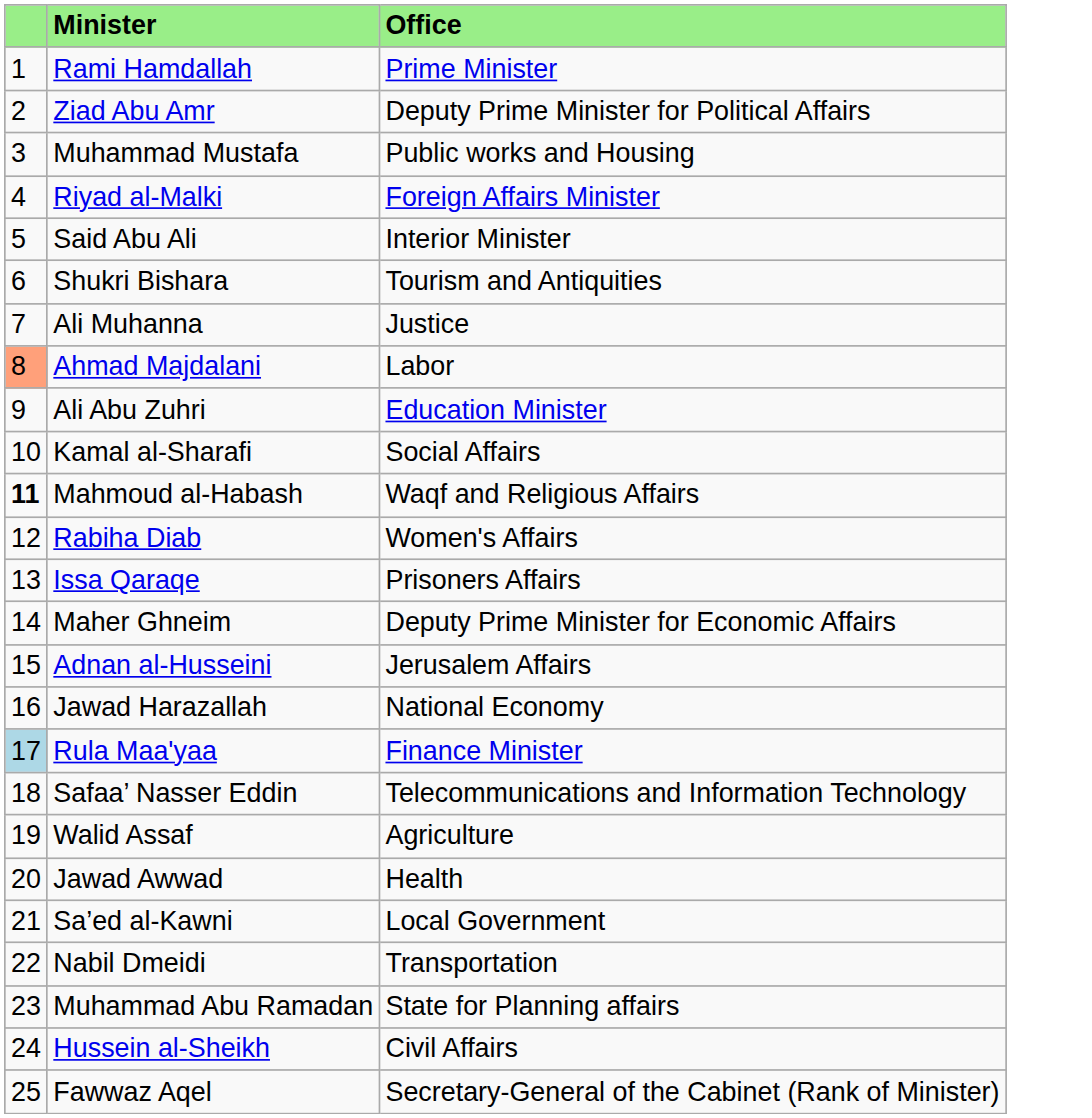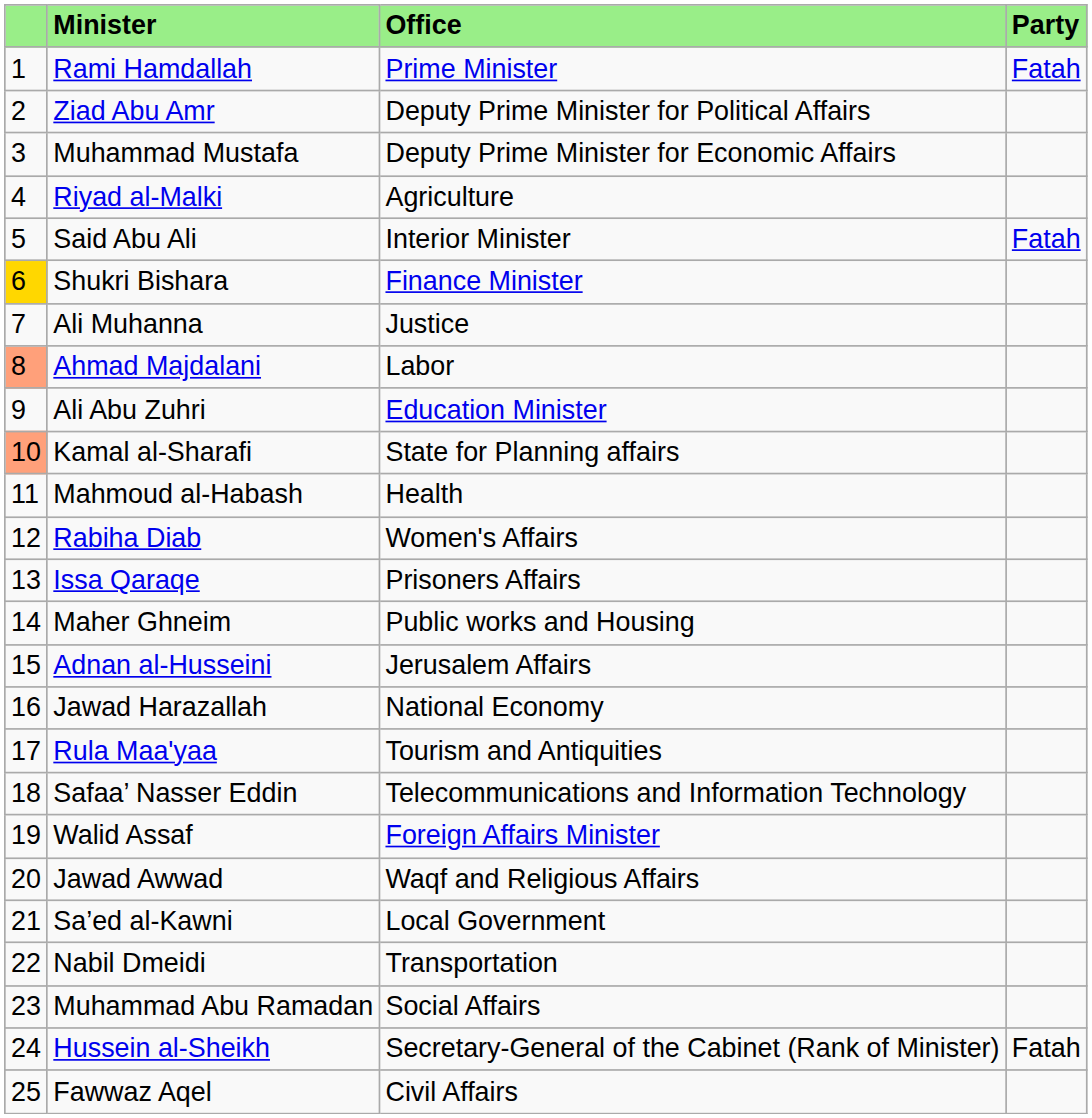+ column: (1045, 25)
(540, 153) Public works and Housing -> (641, 153) Deputy Prime Minister for Economic Affairs
(523, 196) Foreign Affairs Minister -> (450, 196) Agriculture
(19, 281) no background -> (19, 281) gold background
(524, 281) Tourism and Antiquities -> (484, 281) Finance Minister
(26, 452) no background -> (26, 452) lightsalmon background
(463, 452) Social Affairs -> (532, 452) State for Planning affairs
(25, 494) bold -> (25, 494) normal
(542, 494) Waqf and Religious Affairs -> (424, 494) Health
(641, 622) Deputy Prime Minister for Economic Affairs -> (540, 622) Public works and Housing
(26, 750) lightblue background -> (26, 750) no background
(484, 750) Finance Minister -> (524, 750) Tourism and Antiquities
(450, 835) Agriculture -> (523, 835) Foreign Affairs Minister
(424, 878) Health -> (542, 878) Waqf and Religious Affairs
(532, 1006) State for Planning affairs -> (463, 1006) Social Affairs
(452, 1048) Civil Affairs -> (692, 1048) Secretary-General of the Cabinet (Rank of Minister)
(692, 1091) Secretary-General of the Cabinet (Rank of Minister) -> (452, 1091) Civil Affairs
